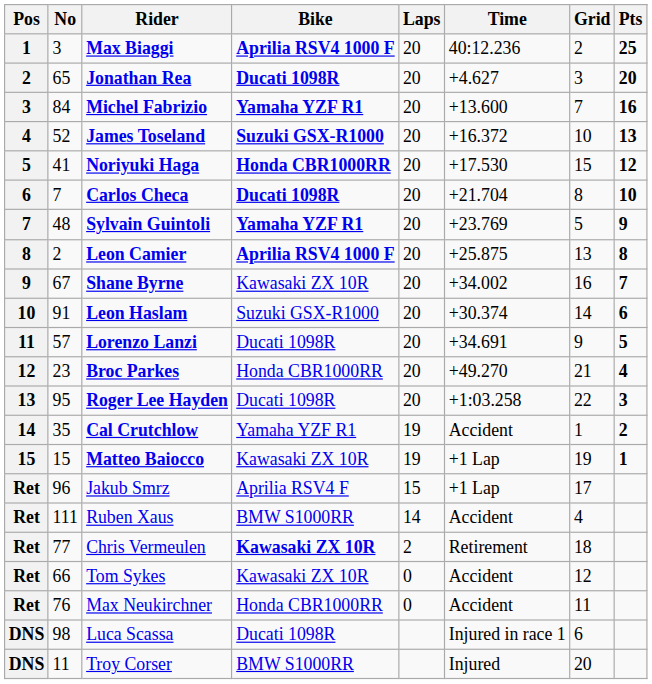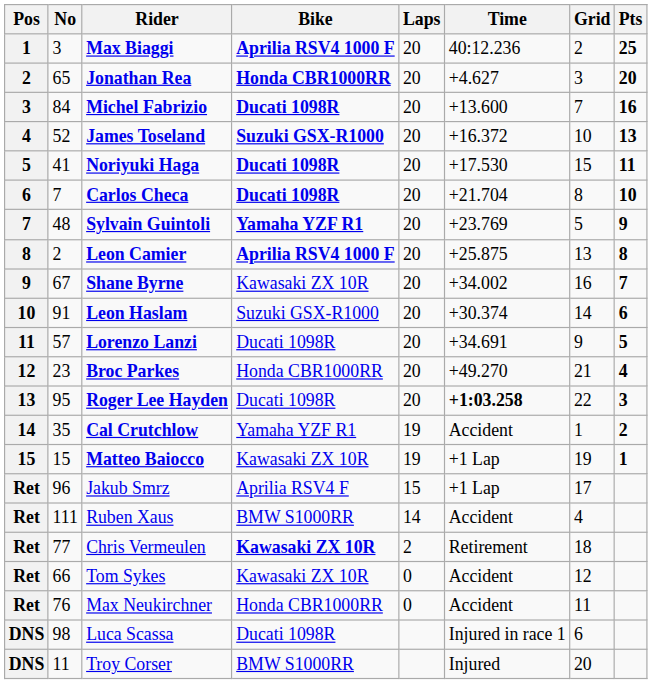(288, 77) Ducati 1098R -> (313, 77) Honda CBR1000RR
(300, 107) Yamaha YZF R1 -> (288, 107) Ducati 1098R
(313, 165) Honda CBR1000RR -> (288, 165) Ducati 1098R
(628, 165) 12 -> (627, 165) 11
(485, 400) normal -> (486, 400) bold
